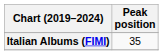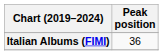(135, 41) 35 -> (135, 41) 36
